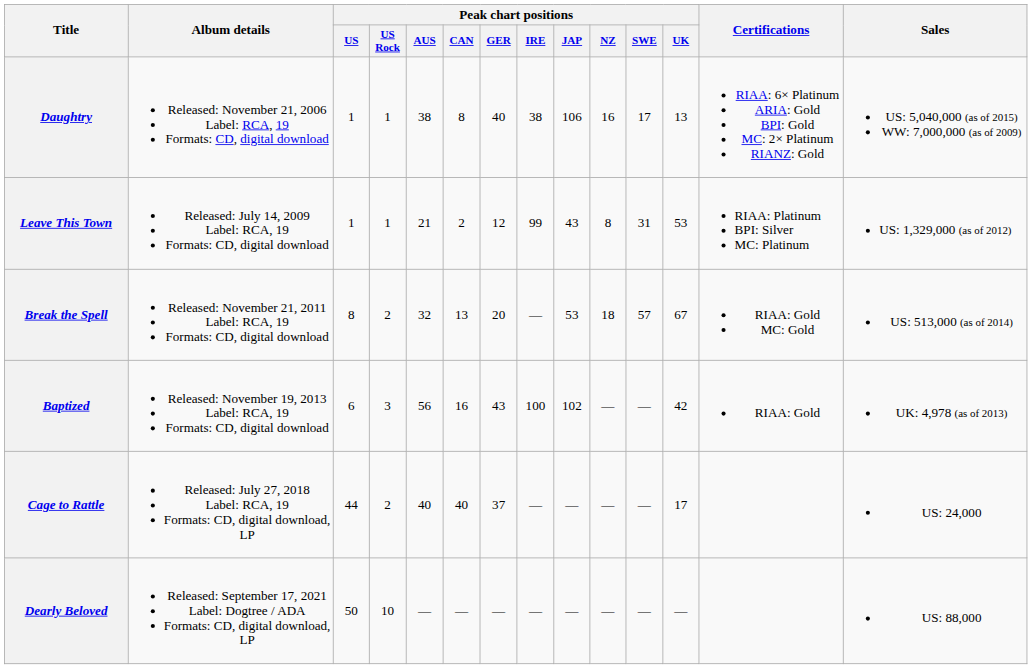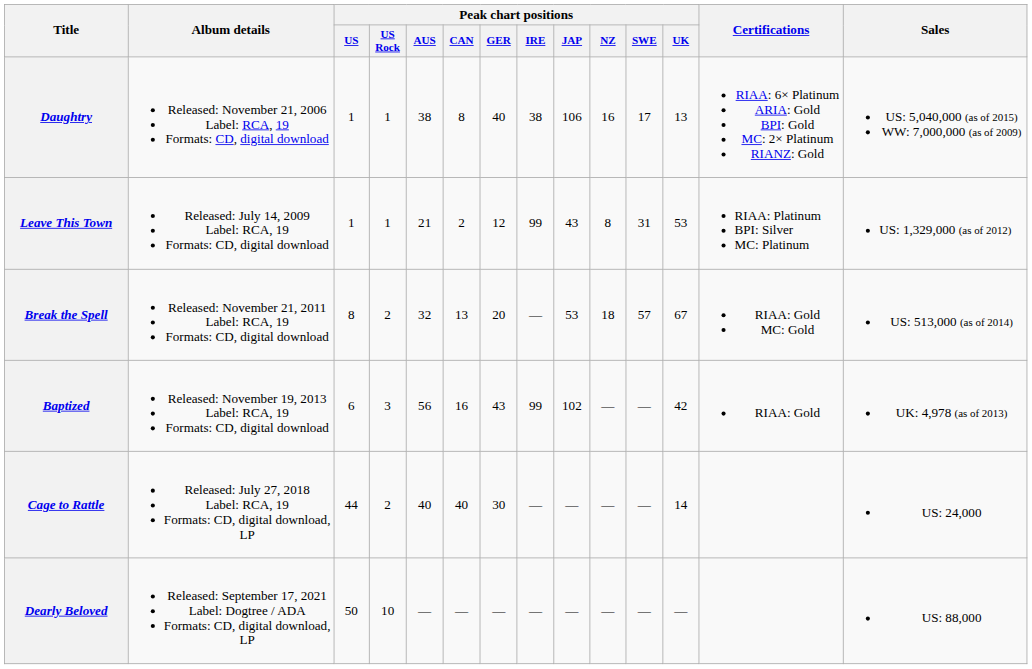(535, 405) 100 -> (535, 405) 99
(499, 504) 37 -> (499, 504) 30
(681, 504) 17 -> (681, 504) 14
